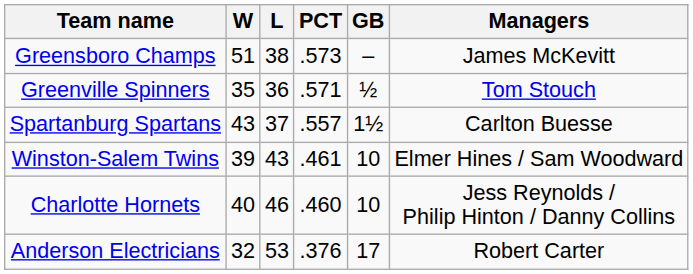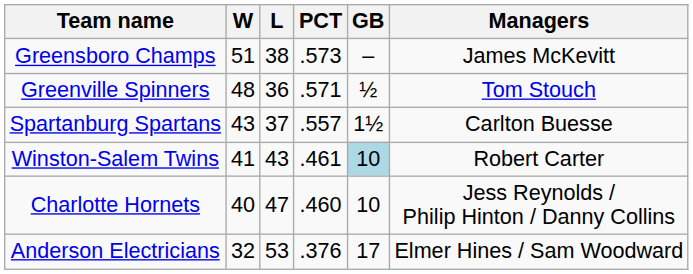(243, 90) 35 -> (243, 90) 48
(243, 158) 39 -> (243, 158) 41
(368, 158) no background -> (368, 158) lightblue background
(539, 158) Elmer Hines / Sam Woodward -> (539, 158) Robert Carter
(277, 205) 46 -> (277, 205) 47
(539, 251) Robert Carter -> (539, 251) Elmer Hines / Sam Woodward
